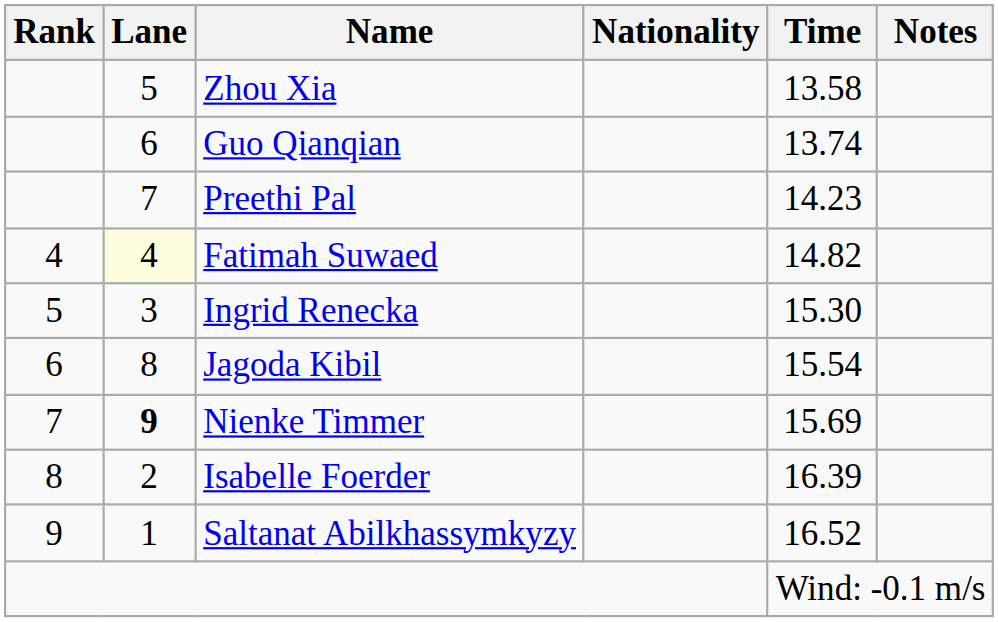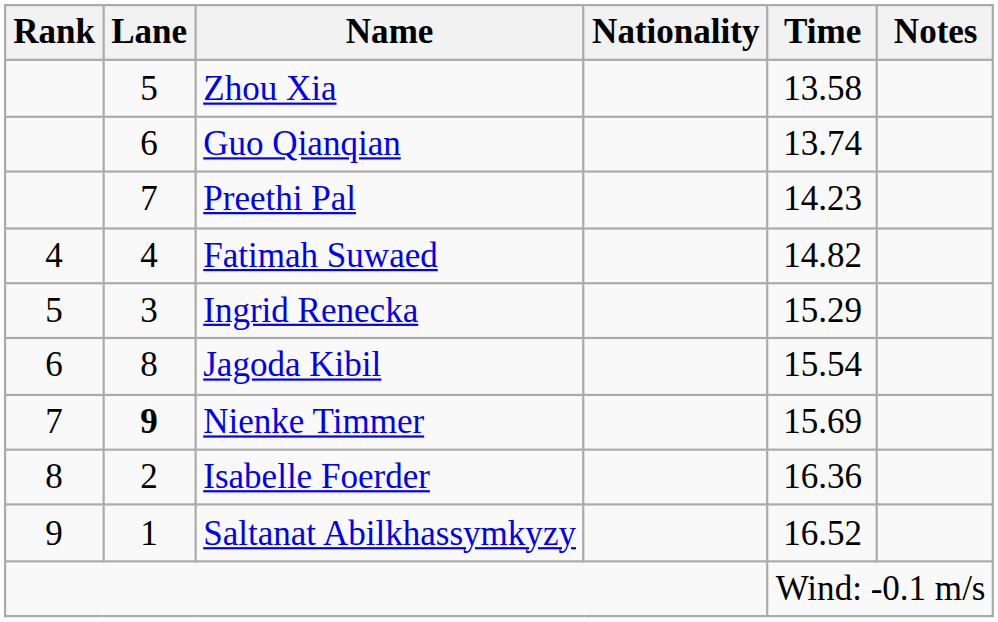(149, 254) lightyellow background -> (149, 254) no background
(823, 310) 15.30 -> (823, 310) 15.29
(823, 476) 16.39 -> (823, 476) 16.36
